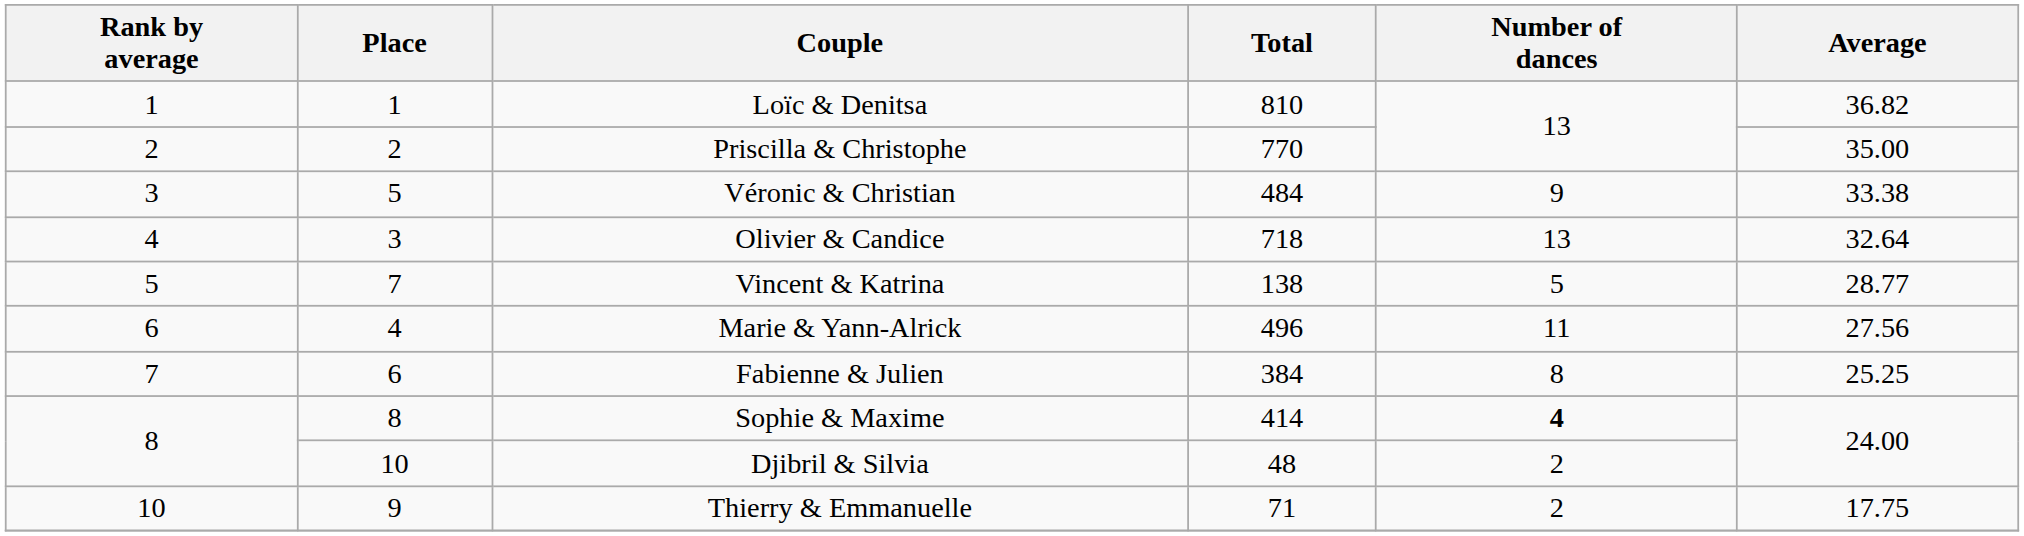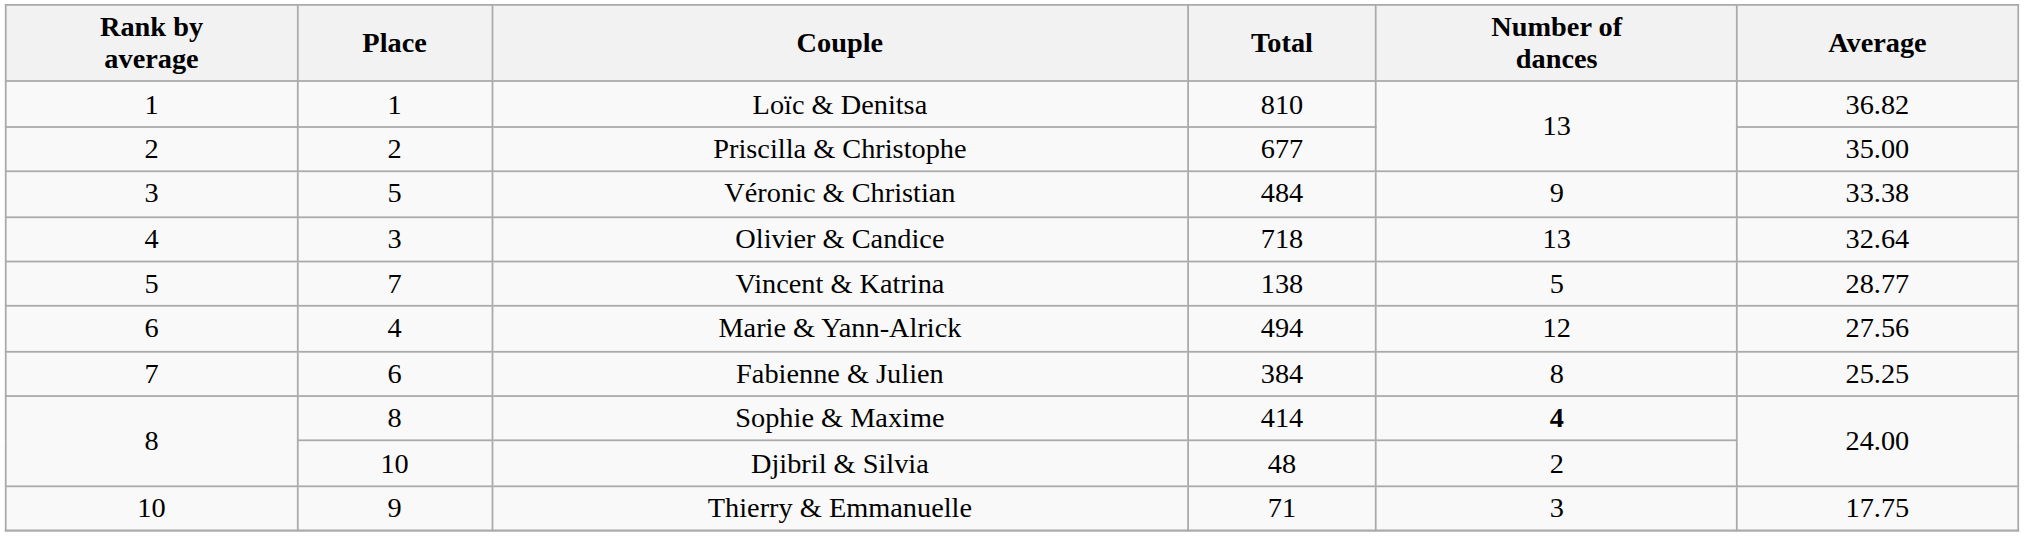(1282, 148) 770 -> (1282, 148) 677
(1282, 328) 496 -> (1282, 328) 494
(1557, 328) 11 -> (1557, 328) 12
(1557, 507) 2 -> (1557, 507) 3
